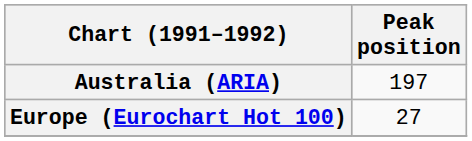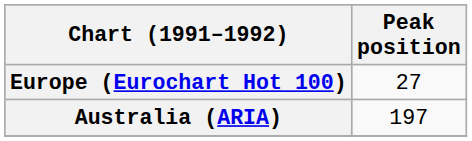rows swapped: (178, 82) <-> (178, 118)
